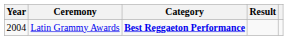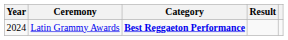(16, 27) 2004 -> (16, 27) 2024
